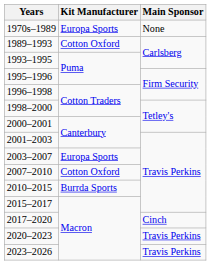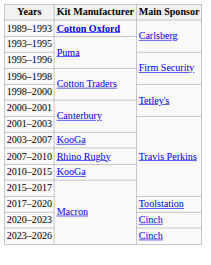- row: (31, 28)
(90, 44) normal -> (88, 28) bold
(89, 156) Europa Sports -> (71, 140) KooGa
(90, 172) Cotton Oxford -> (84, 156) Rhino Rugby
(89, 188) Burrda Sports -> (71, 172) KooGa
(155, 220) Cinch -> (161, 204) Toolstation
(172, 236) Travis Perkins -> (151, 220) Cinch
(172, 252) Travis Perkins -> (151, 236) Cinch
